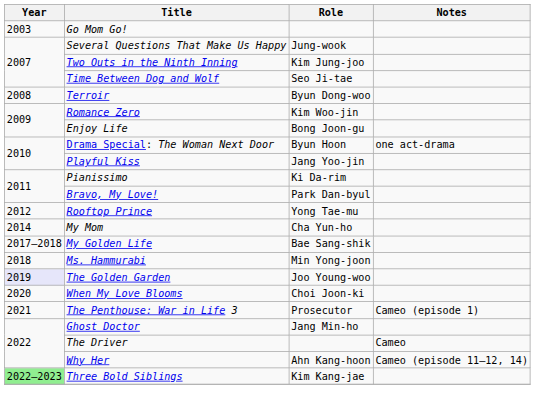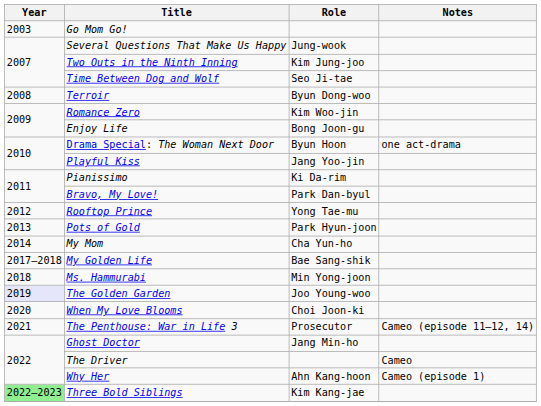+ row: (103, 227)
(427, 310) Cameo (episode 1) -> (458, 327) Cameo (episode 11–12, 14)
(452, 360) Cameo (episode 11–12, 14) -> (433, 376) Cameo (episode 1)
